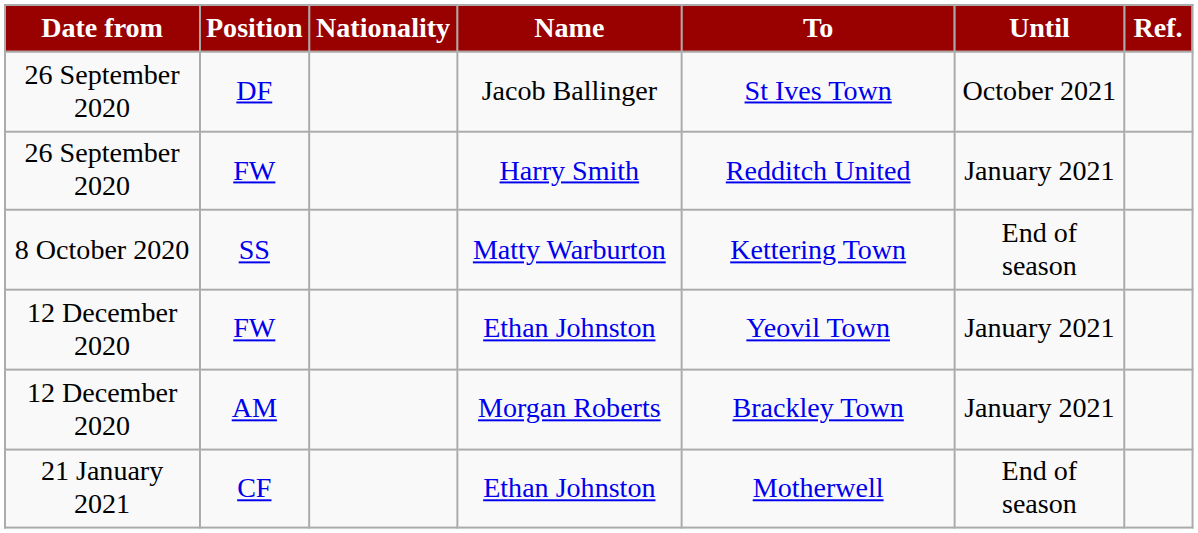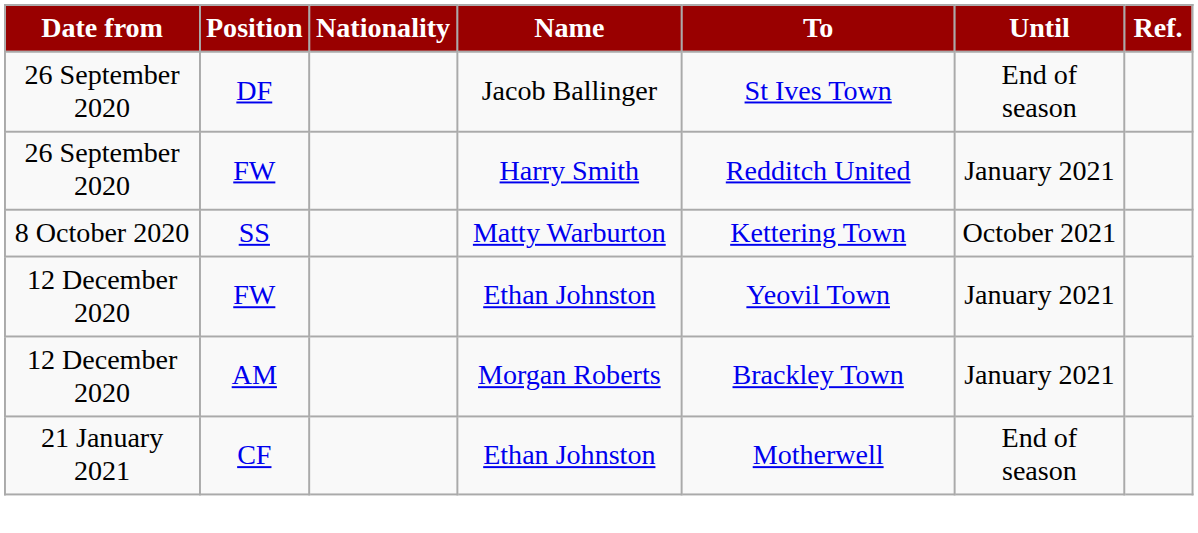(1039, 90) October 2021 -> (1039, 90) End of season
(1039, 249) End of season -> (1039, 233) October 2021
